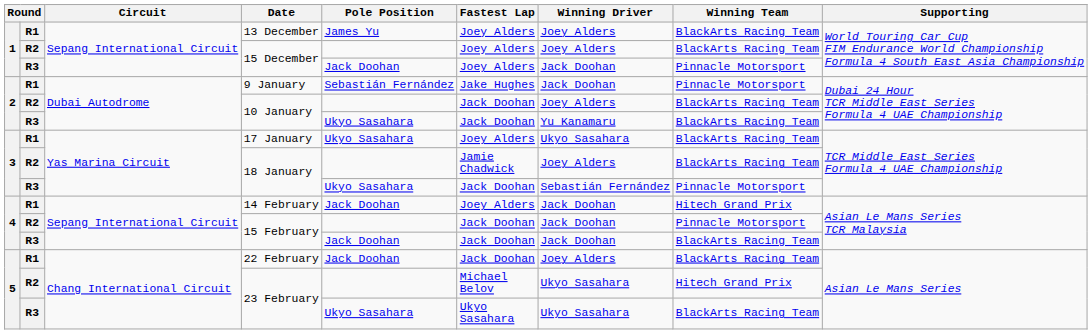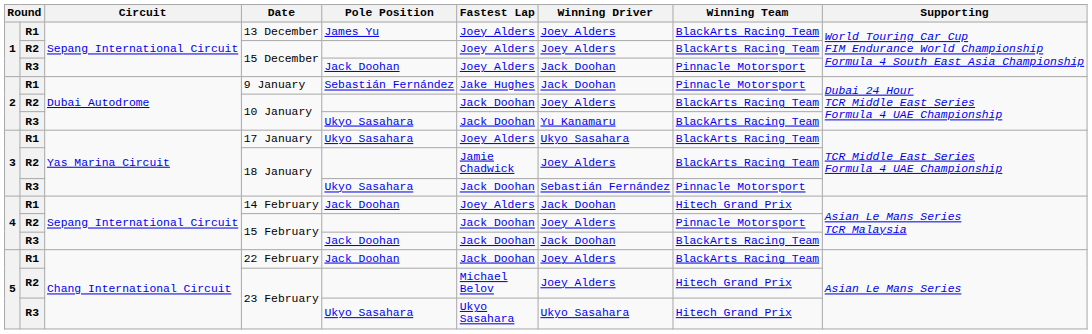(578, 223) Jack Doohan -> (578, 223) Joey Alders
(585, 283) Ukyo Sasahara -> (578, 283) Joey Alders
(747, 313) BlackArts Racing Team -> (734, 313) Hitech Grand Prix
